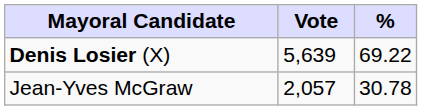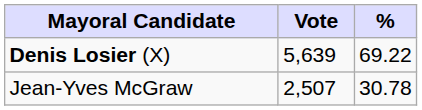(310, 88) 2,057 -> (310, 88) 2,507
